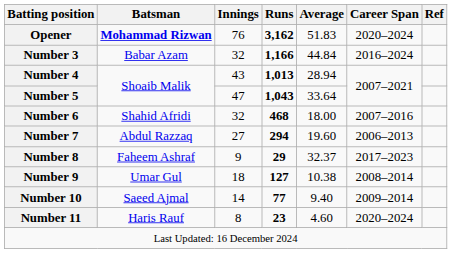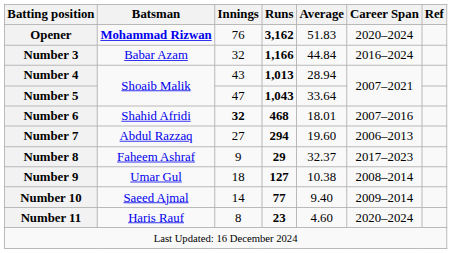(238, 116) normal -> (238, 116) bold
(322, 116) 18.00 -> (322, 116) 18.01
